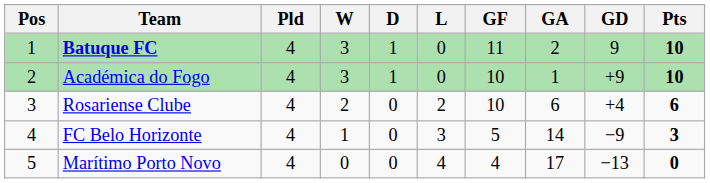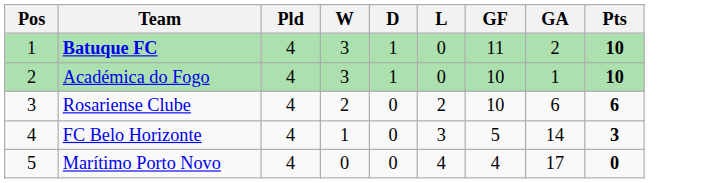- column: (615, 18)
